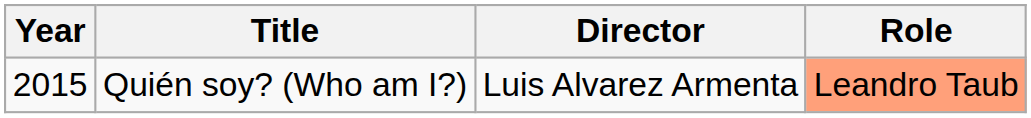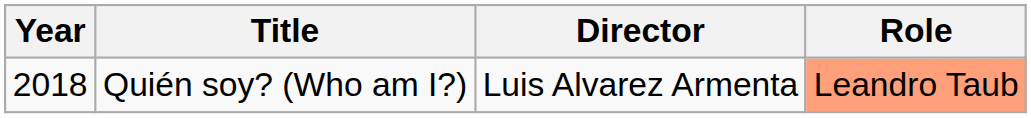(50, 84) 2015 -> (50, 84) 2018
